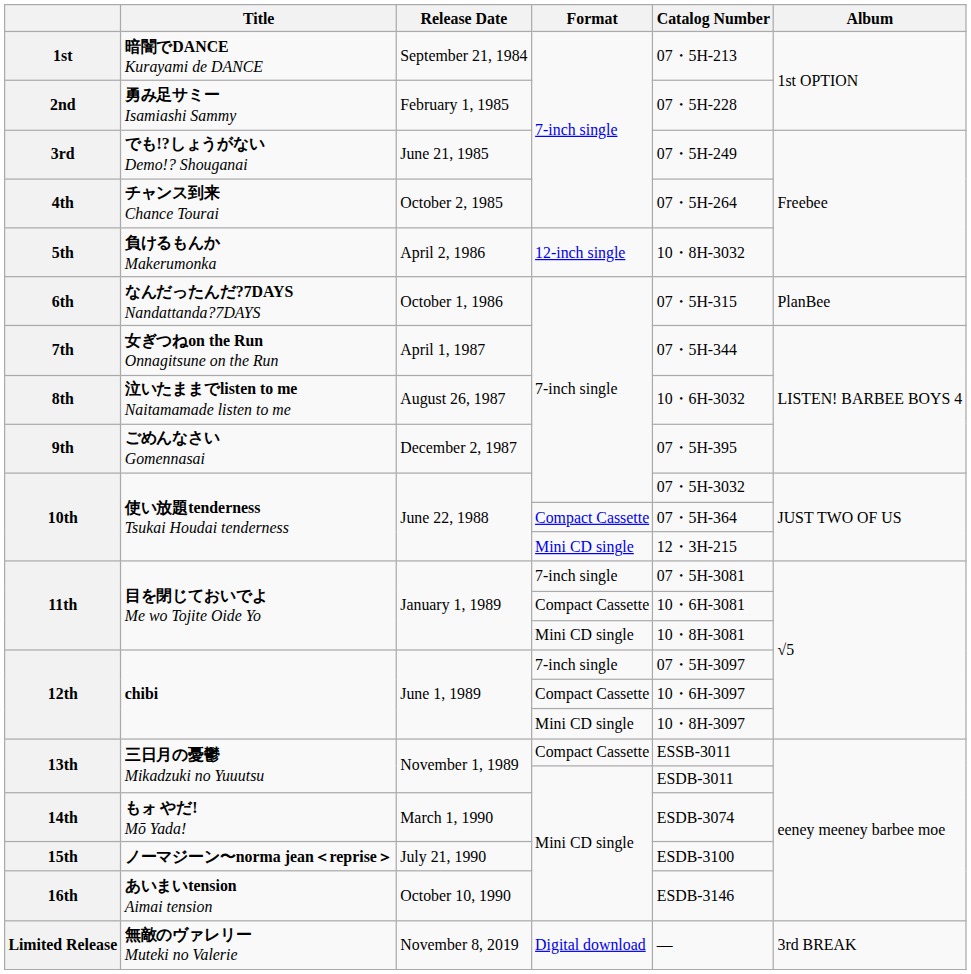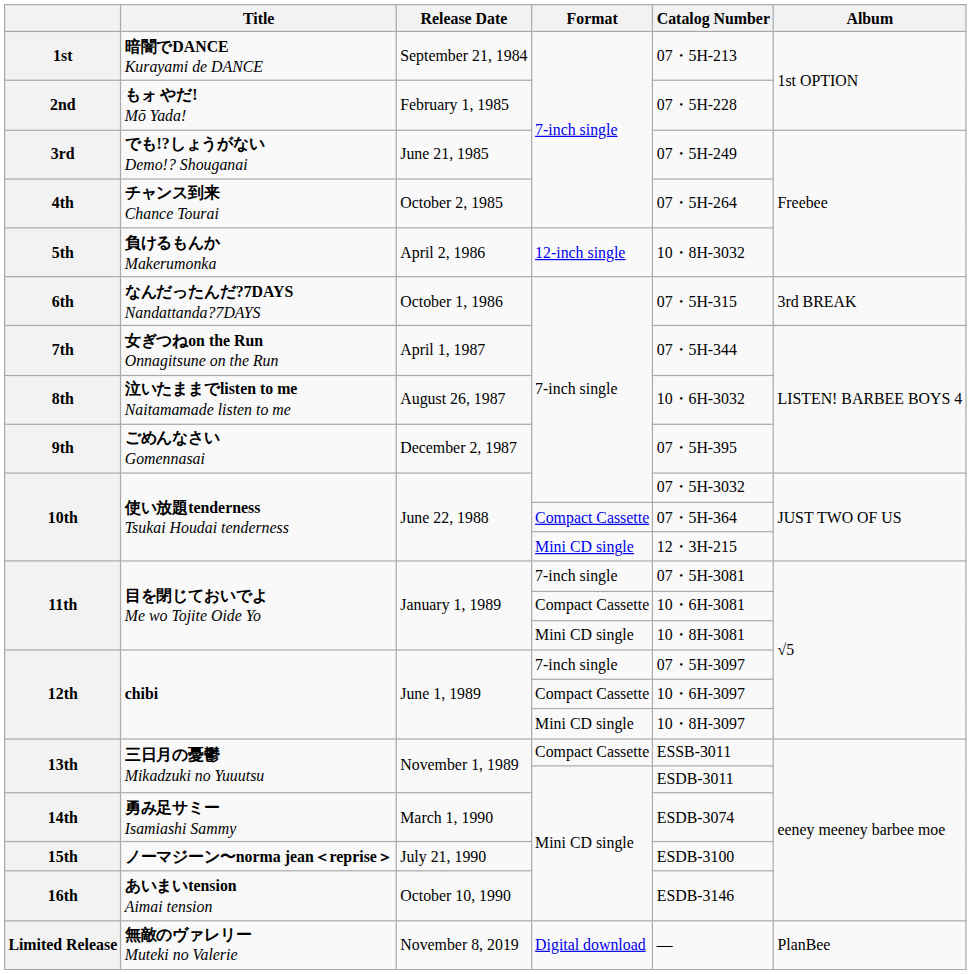(180, 105) 勇み足サミー Isamiashi Sammy -> (161, 105) もォ やだ! Mō Yada!
(804, 301) PlanBee -> (817, 301) 3rd BREAK
(161, 817) もォ やだ! Mō Yada! -> (180, 817) 勇み足サミー Isamiashi Sammy
(817, 944) 3rd BREAK -> (804, 944) PlanBee
